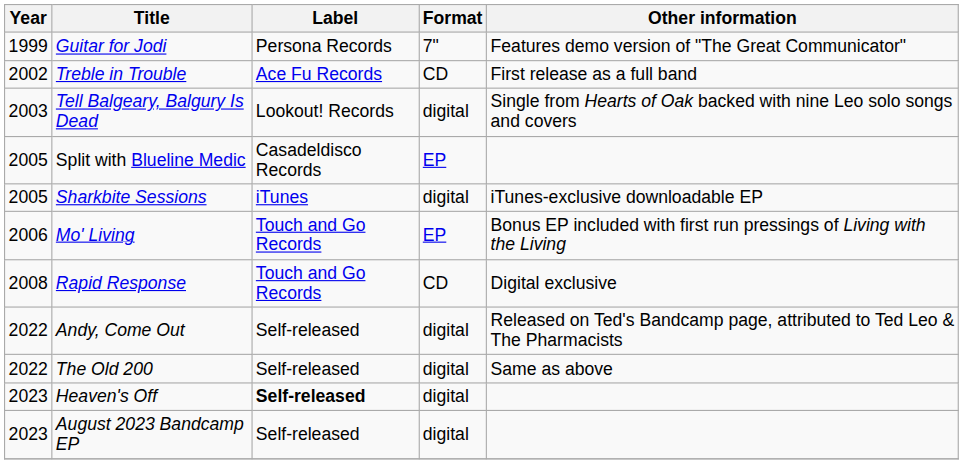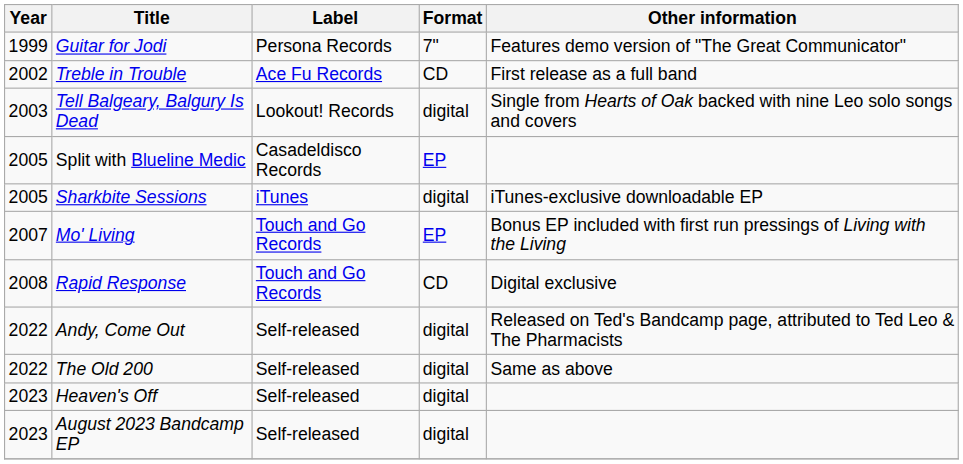(28, 235) 2006 -> (28, 235) 2007
(311, 396) bold -> (308, 396) normal
